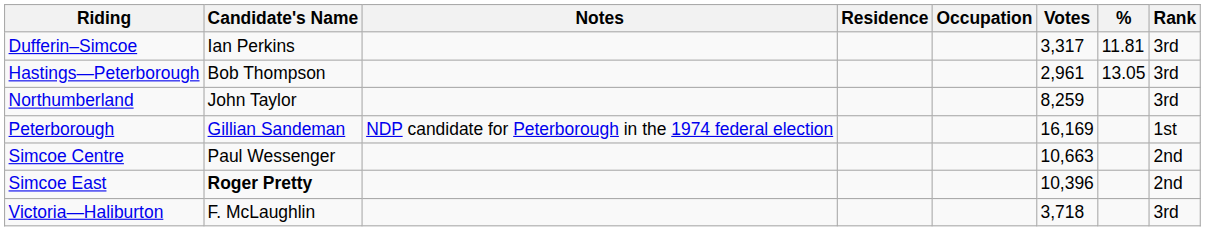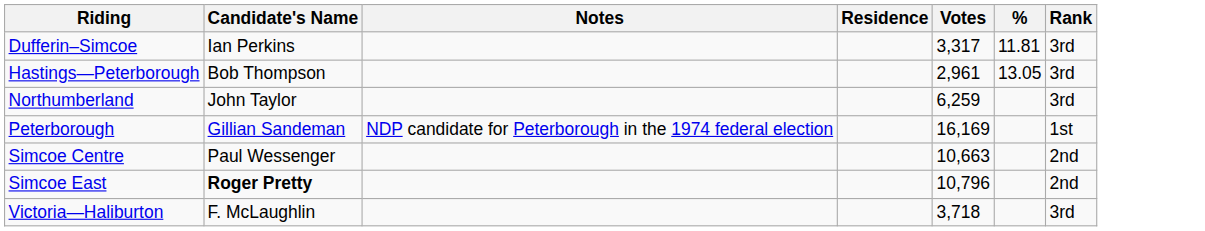- column: (984, 18)
(1062, 101) 8,259 -> (958, 101) 6,259
(1067, 184) 10,396 -> (963, 184) 10,796
